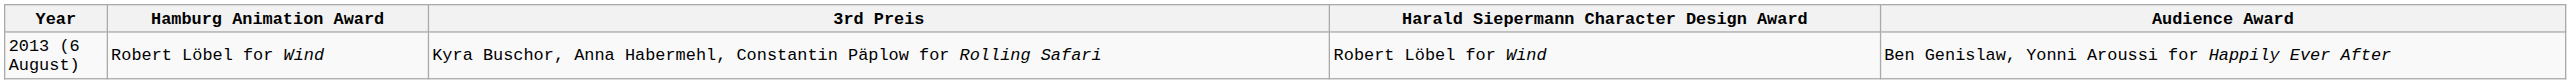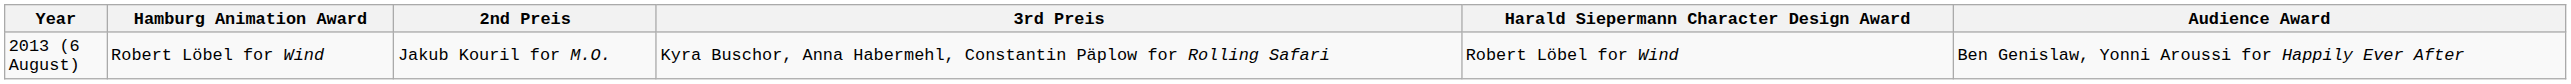+ column: (525, 18)
